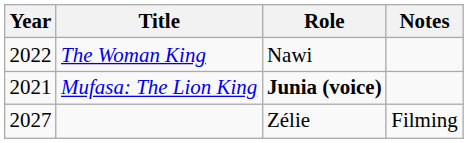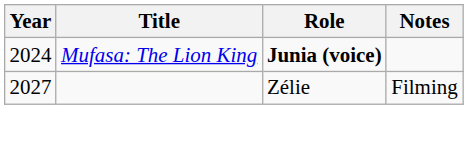- row: (133, 54)
(30, 87) 2021 -> (30, 54) 2024
